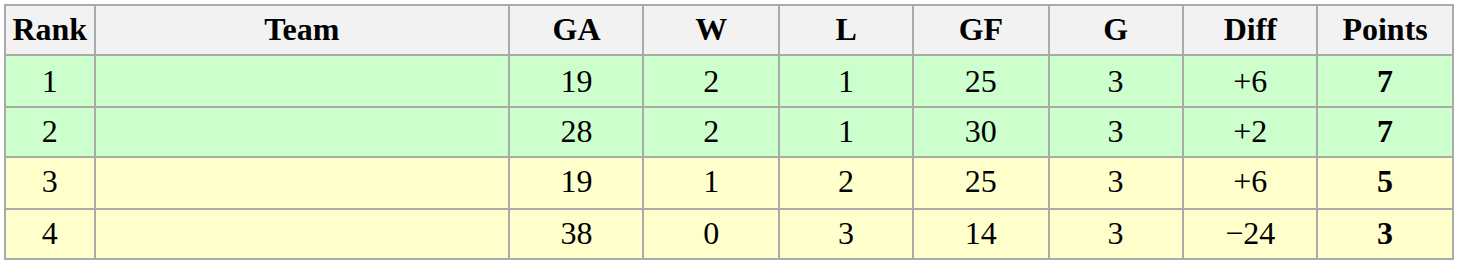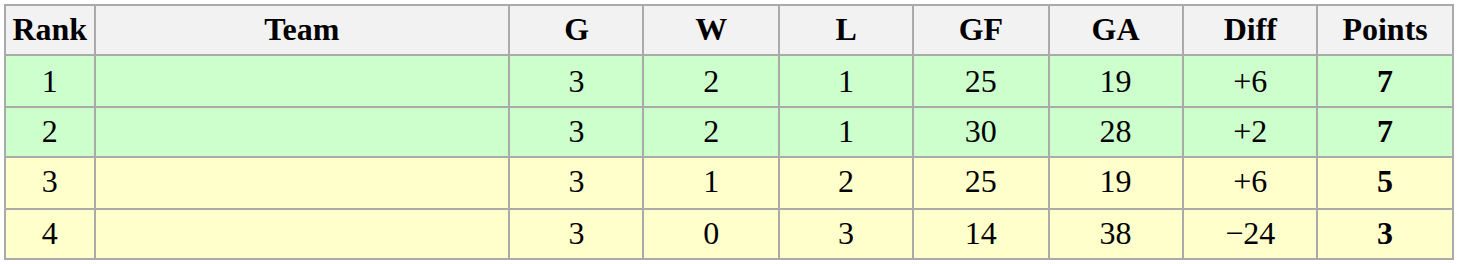columns swapped: (1116, 29) <-> (577, 29)
